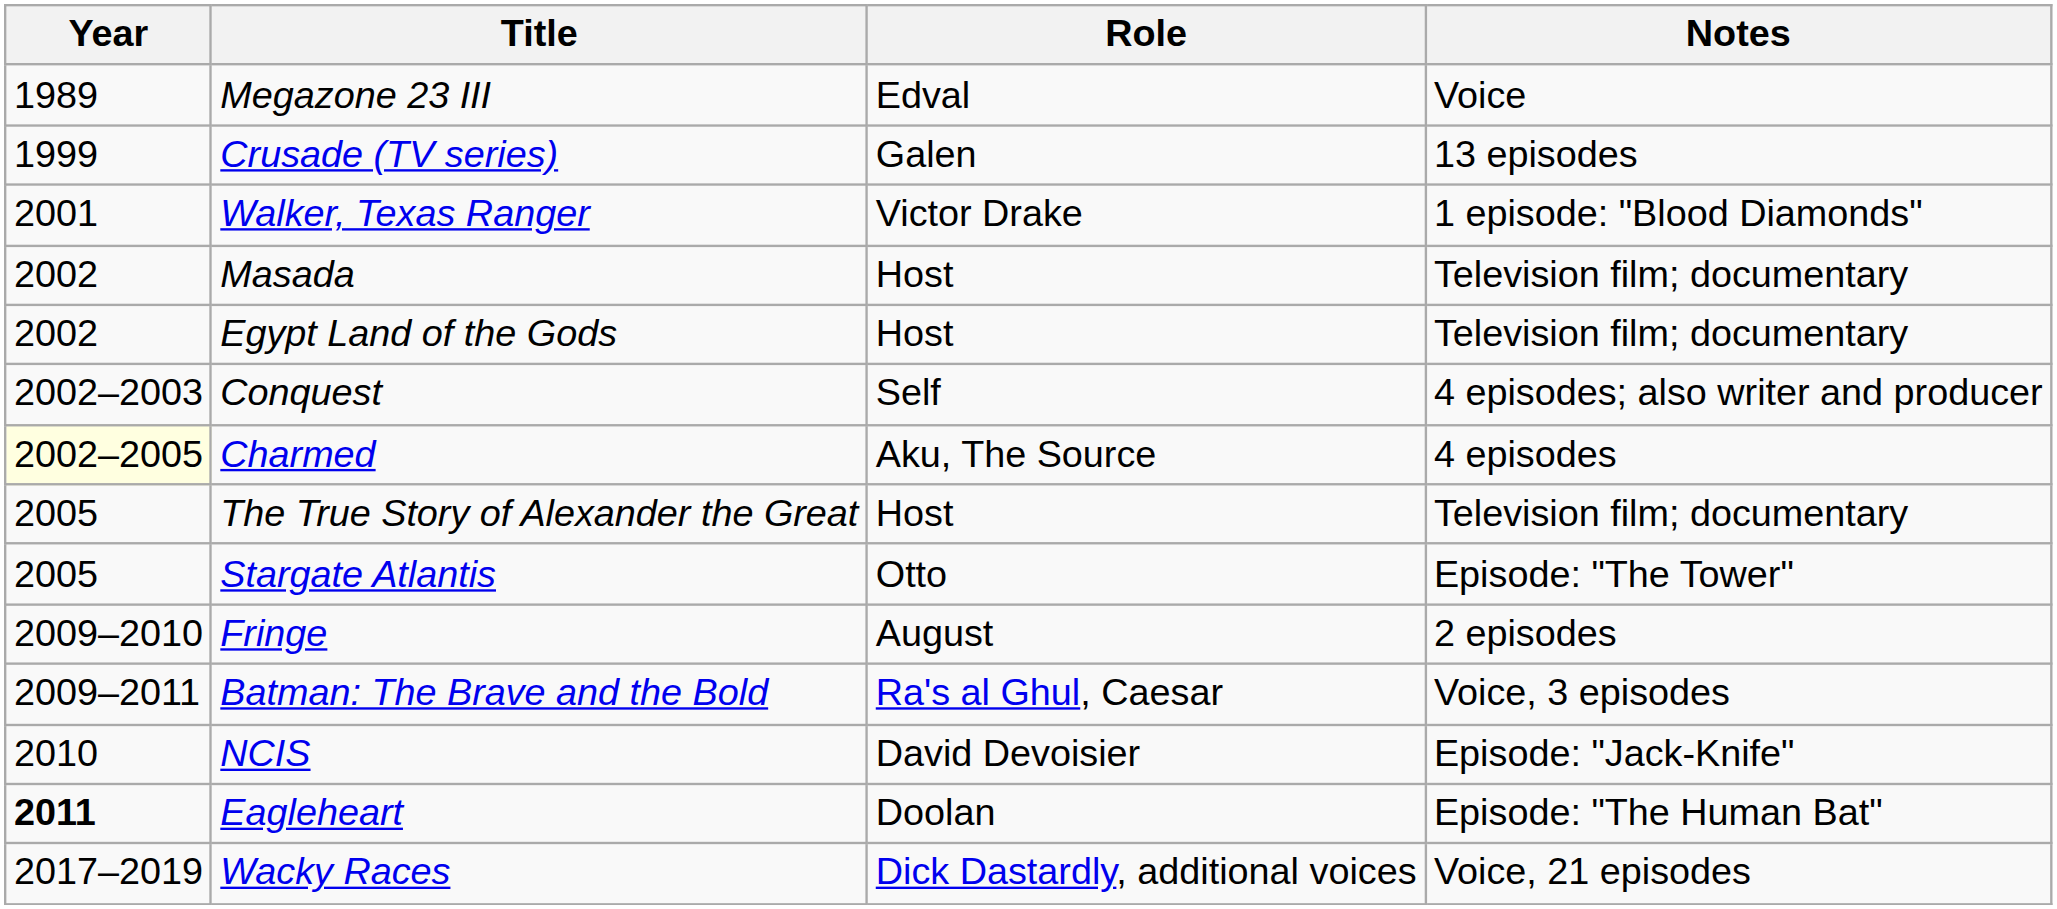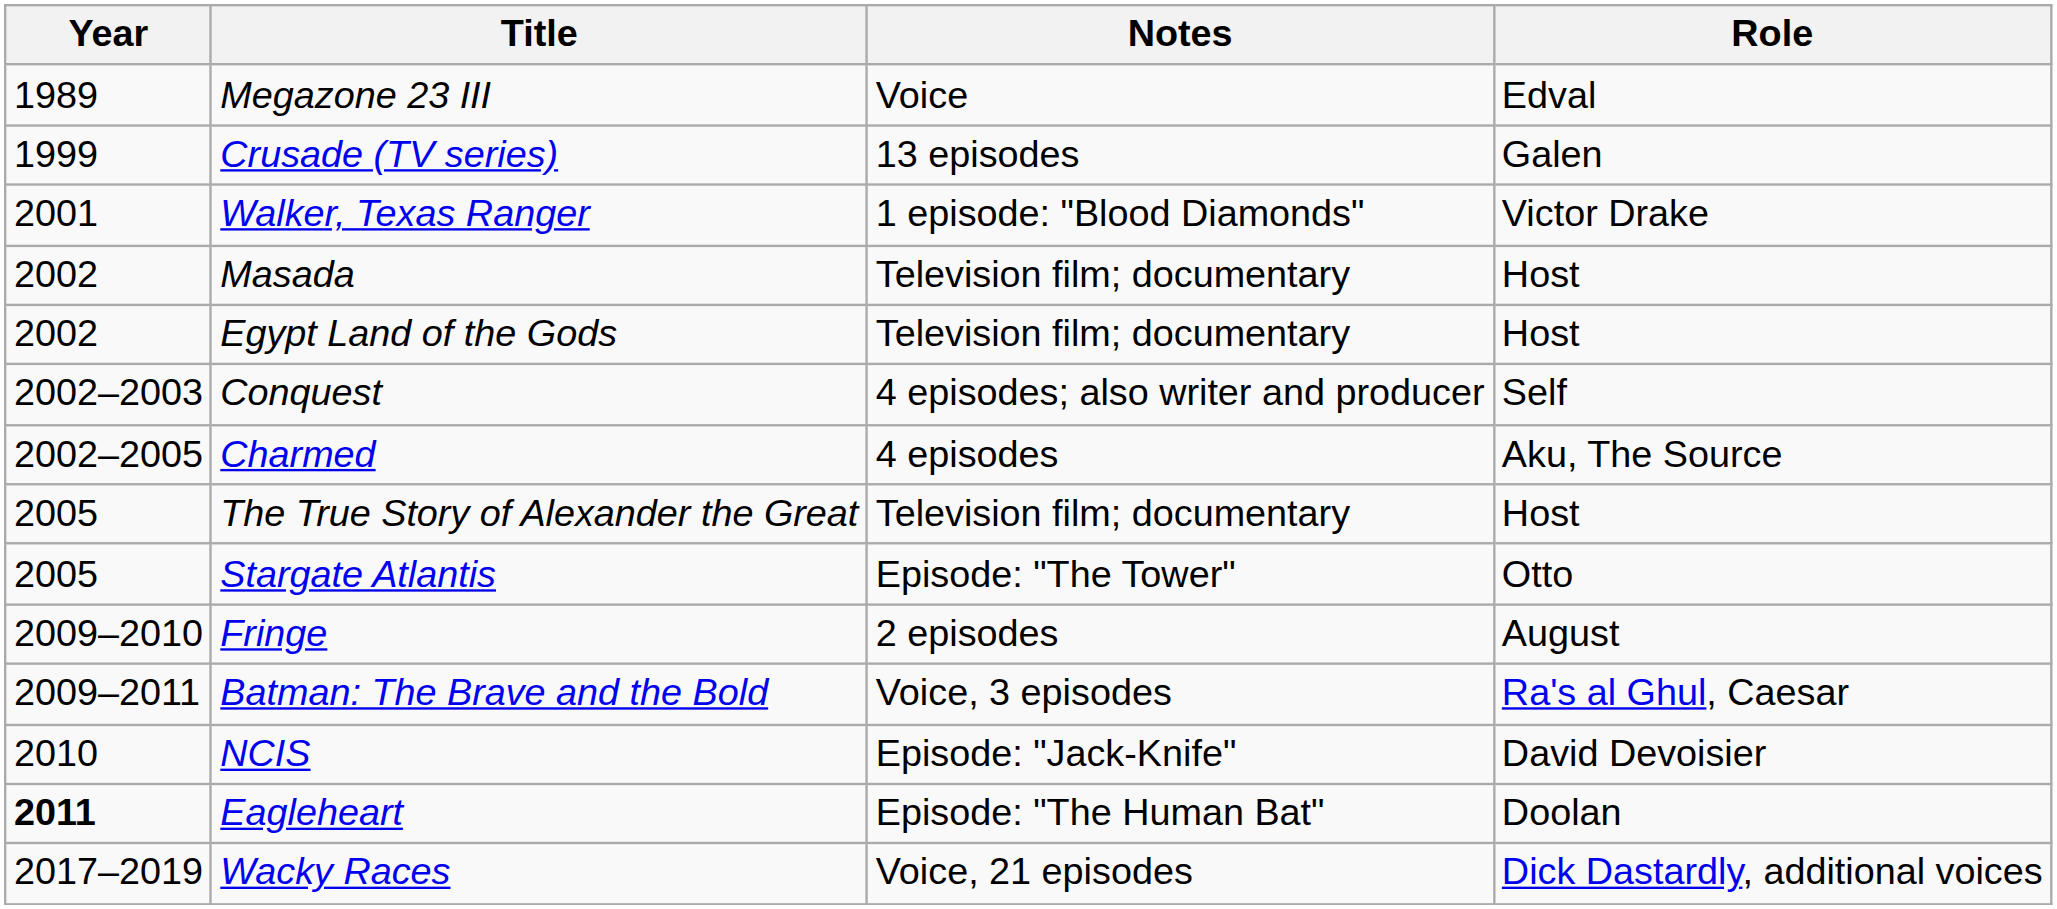columns swapped: (1146, 34) <-> (1738, 34)
(108, 453) lightyellow background -> (108, 453) no background
